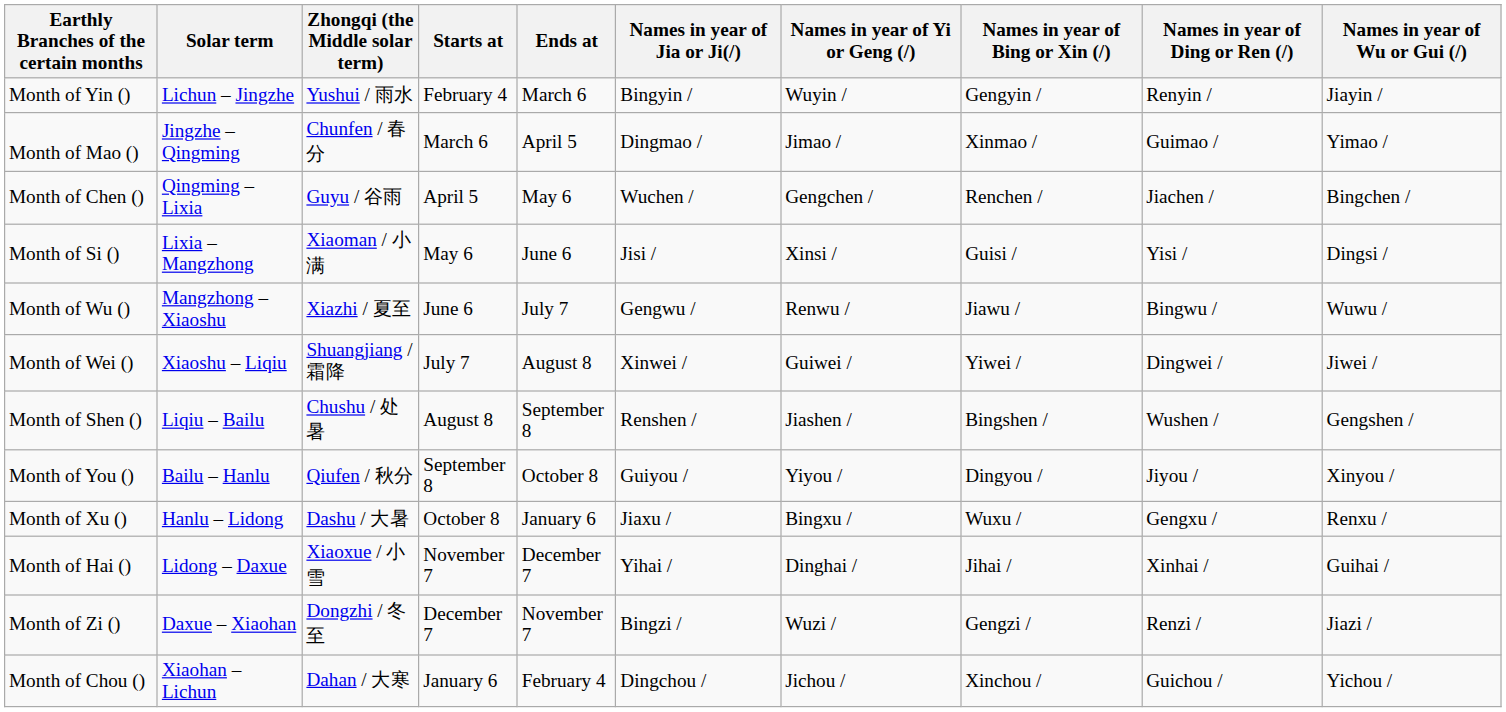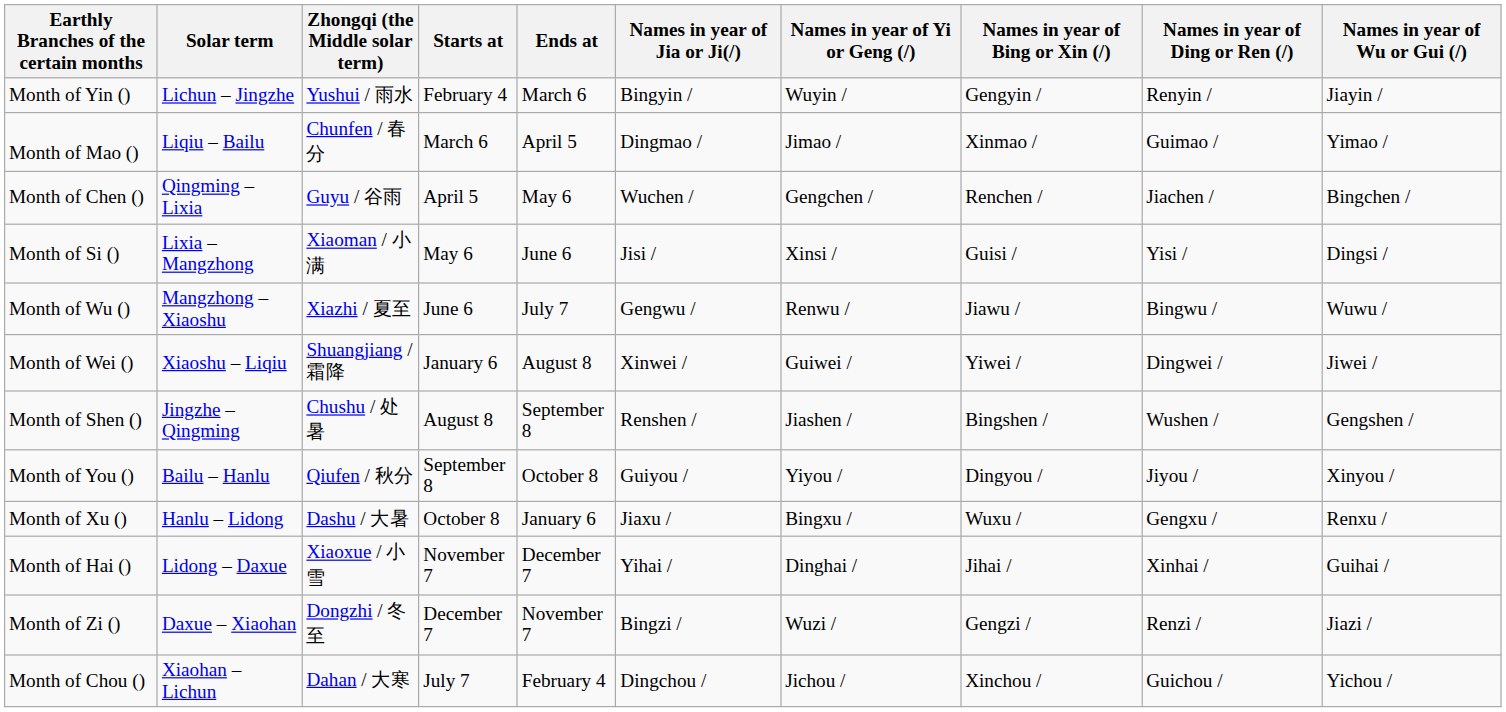(201, 141) Jingzhe – Qingming -> (213, 141) Liqiu – Bailu
(446, 362) July 7 -> (460, 362) January 6
(213, 420) Liqiu – Bailu -> (201, 420) Jingzhe – Qingming
(460, 680) January 6 -> (446, 680) July 7
